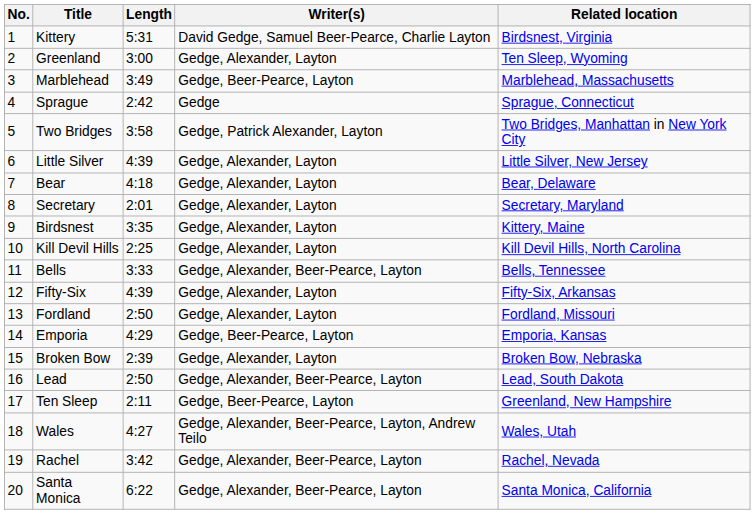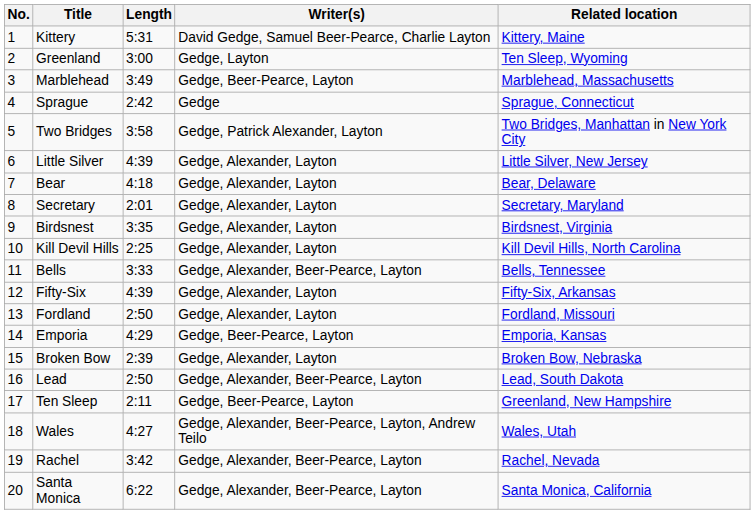(557, 37) Birdsnest, Virginia -> (543, 37) Kittery, Maine
(257, 59) Gedge, Alexander, Layton -> (223, 59) Gedge, Layton
(543, 227) Kittery, Maine -> (557, 227) Birdsnest, Virginia
